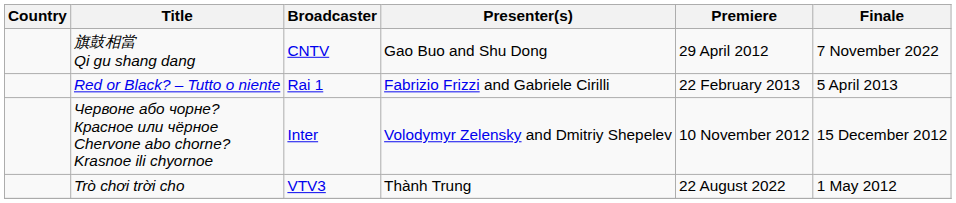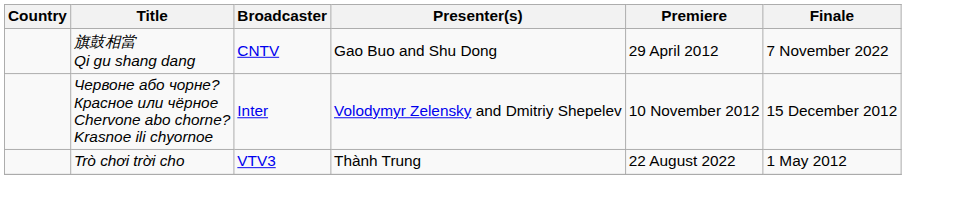- row: (177, 85)
